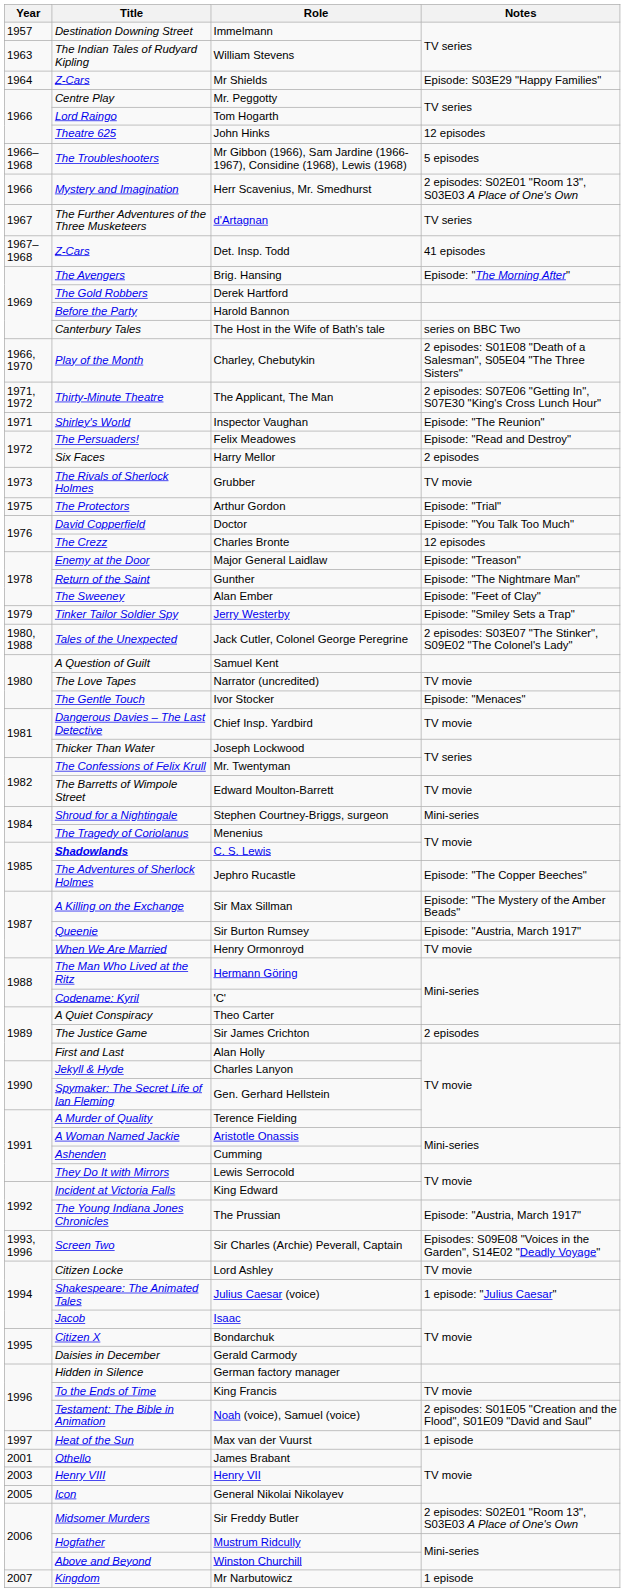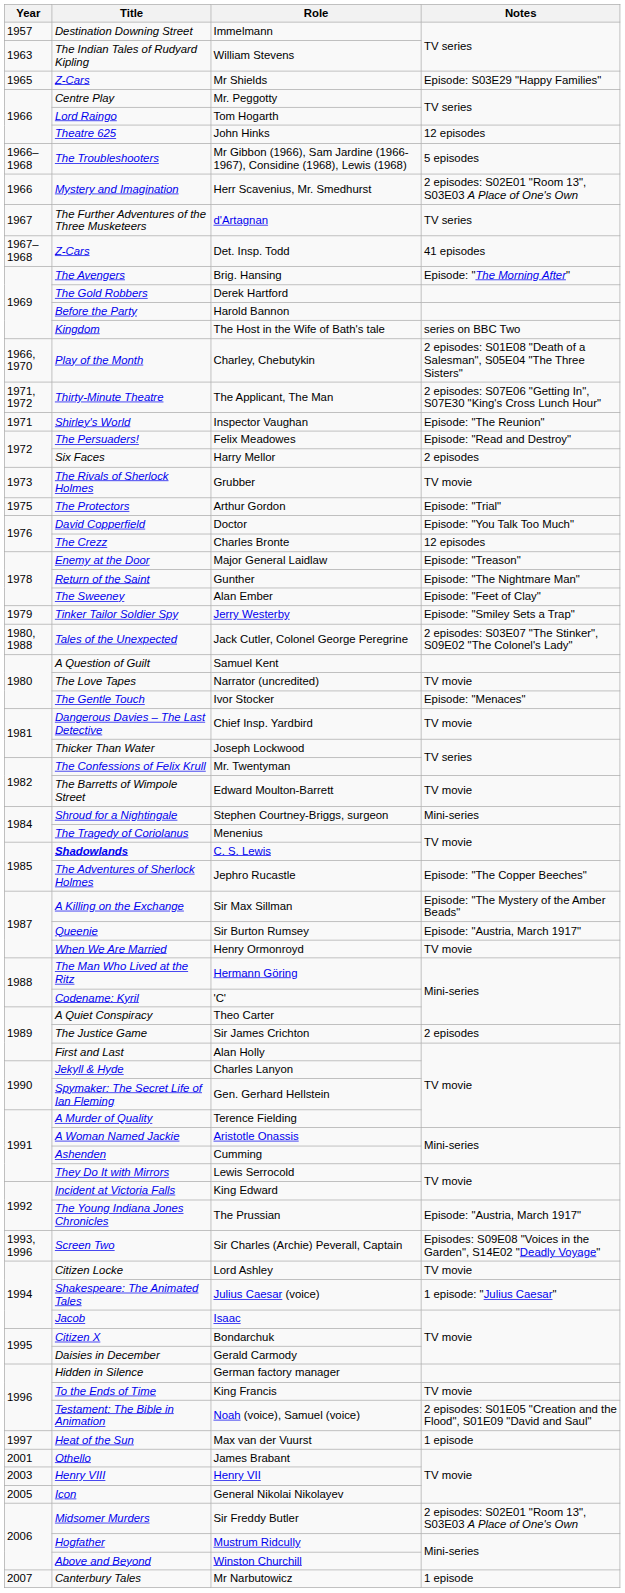(20, 80) 1964 -> (20, 80) 1965
(98, 329) Canterbury Tales -> (77, 329) Kingdom
(77, 1579) Kingdom -> (98, 1579) Canterbury Tales
